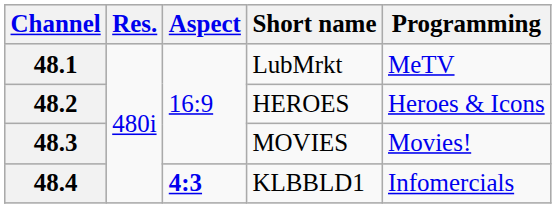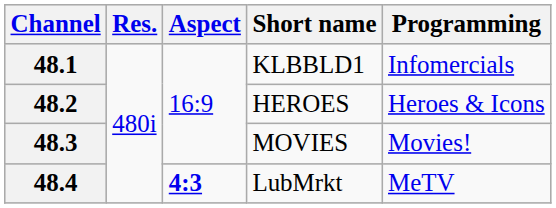(297, 63) LubMrkt -> (309, 63) KLBBLD1
(421, 63) MeTV -> (451, 63) Infomercials
(309, 182) KLBBLD1 -> (297, 182) LubMrkt
(451, 182) Infomercials -> (421, 182) MeTV
